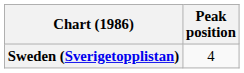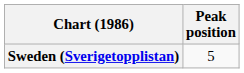(211, 56) 4 -> (211, 56) 5
